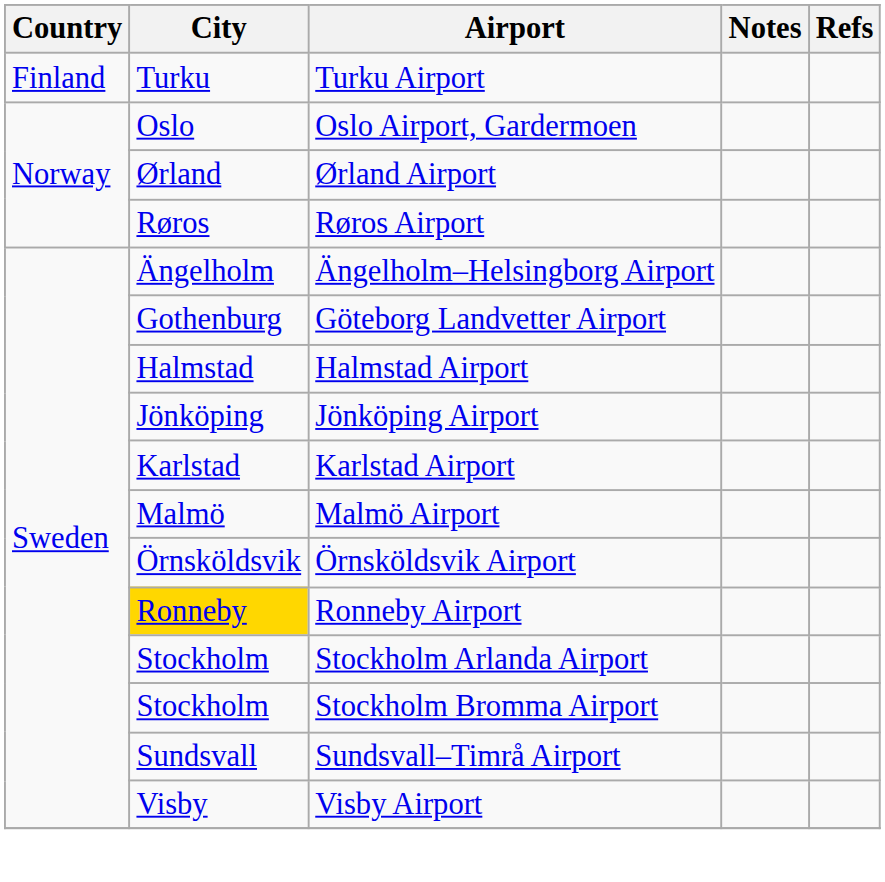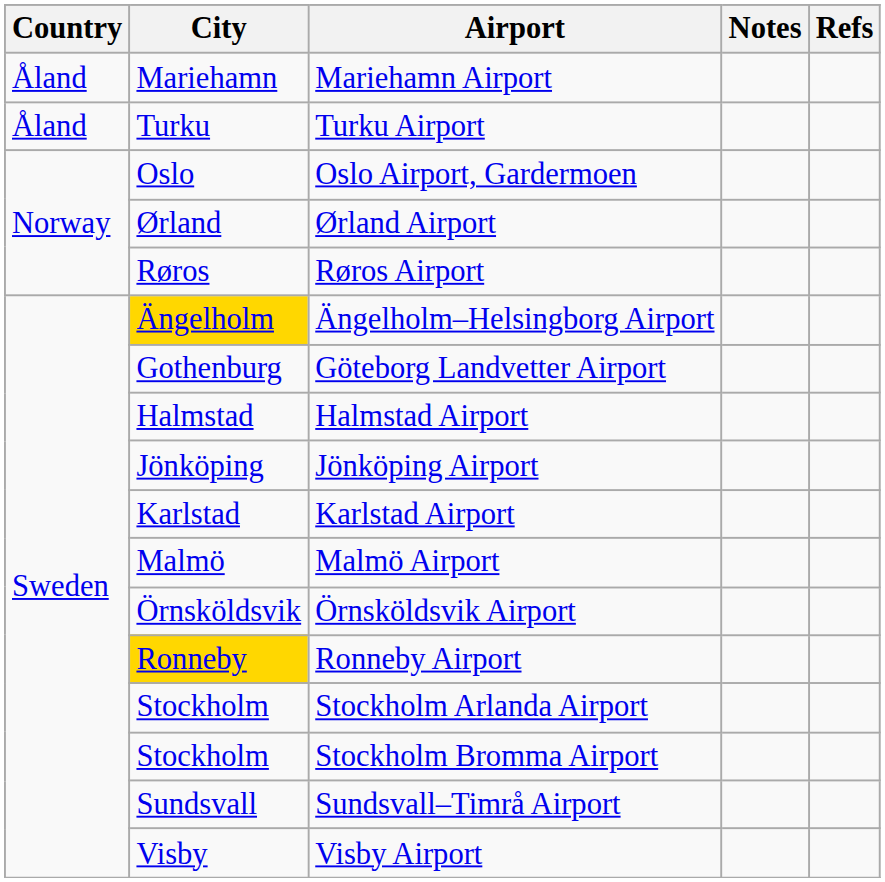+ row: (434, 77)
(59, 77) Finland -> (49, 125) Åland
(205, 271) no background -> (205, 319) gold background
